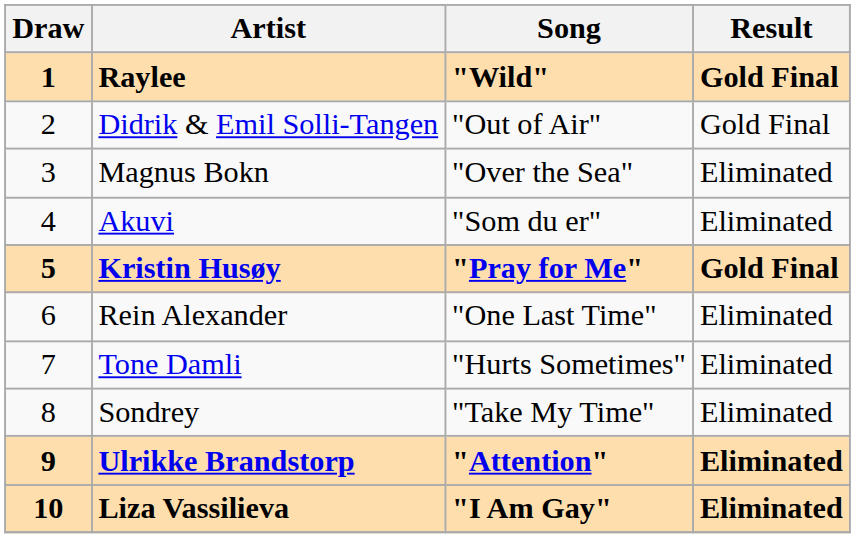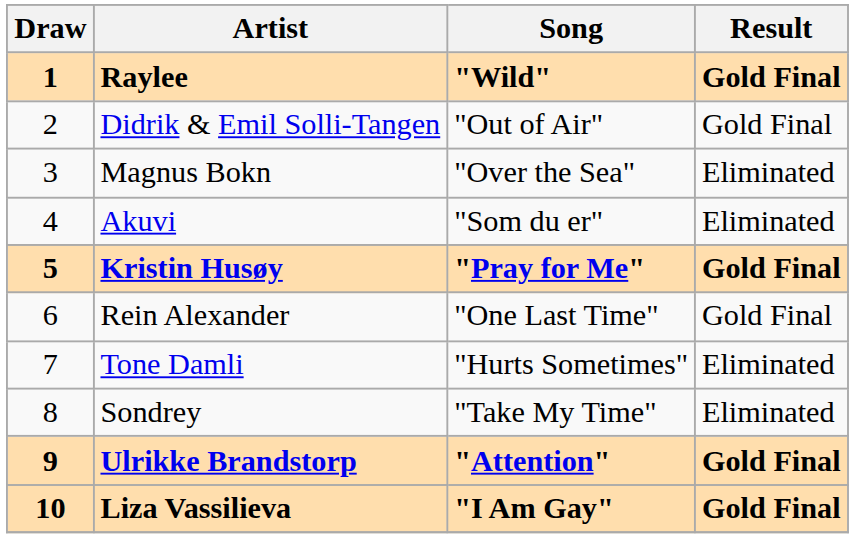(766, 316) Eliminated -> (767, 316) Gold Final
(771, 460) Eliminated -> (771, 460) Gold Final
(771, 508) Eliminated -> (771, 508) Gold Final
